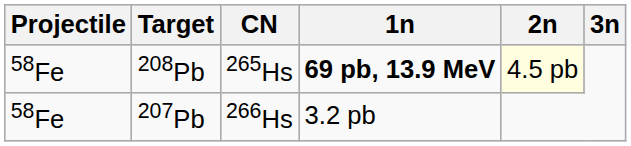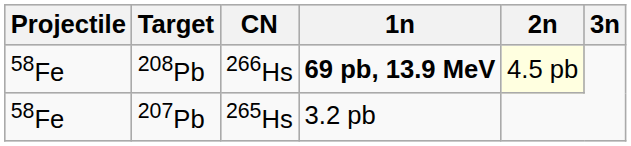(259, 68) 265Hs -> (259, 68) 266Hs
(259, 116) 266Hs -> (259, 116) 265Hs
